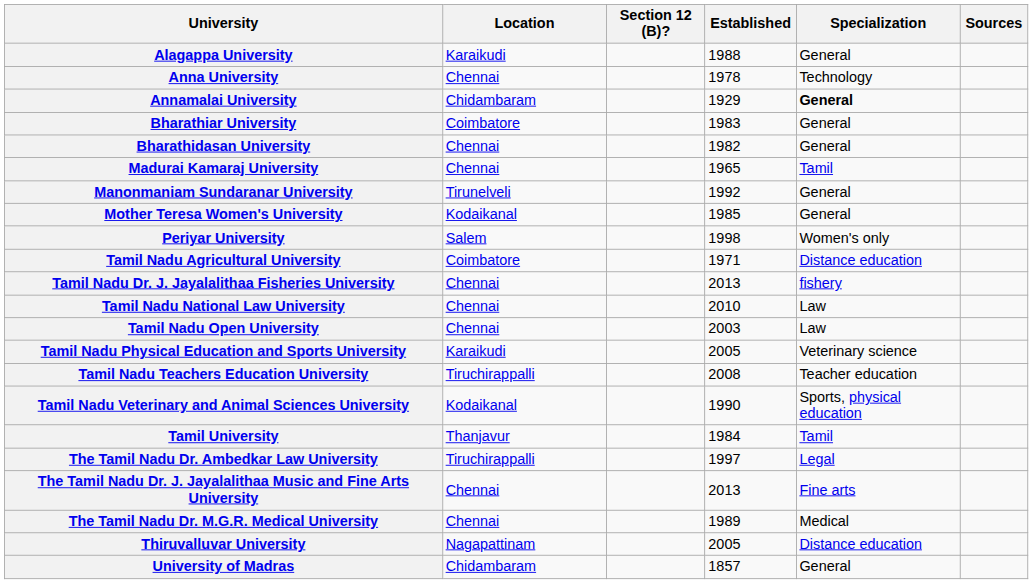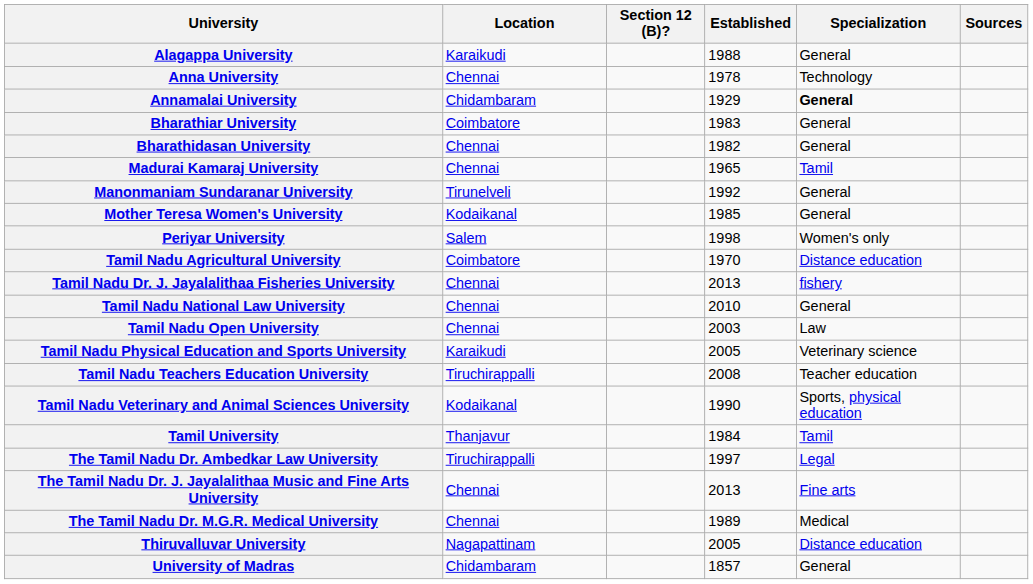(724, 260) 1971 -> (724, 260) 1970
(813, 306) Law -> (825, 306) General
